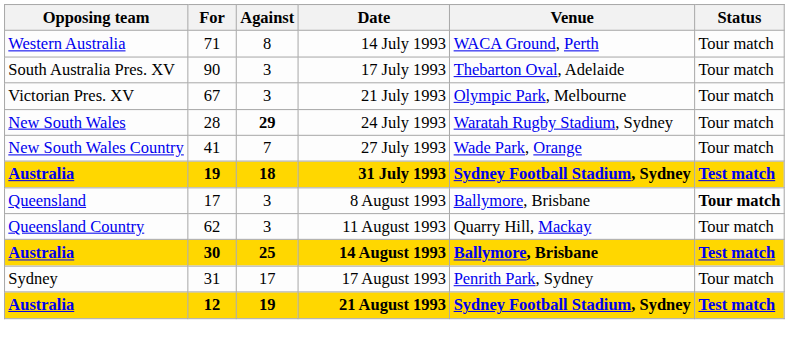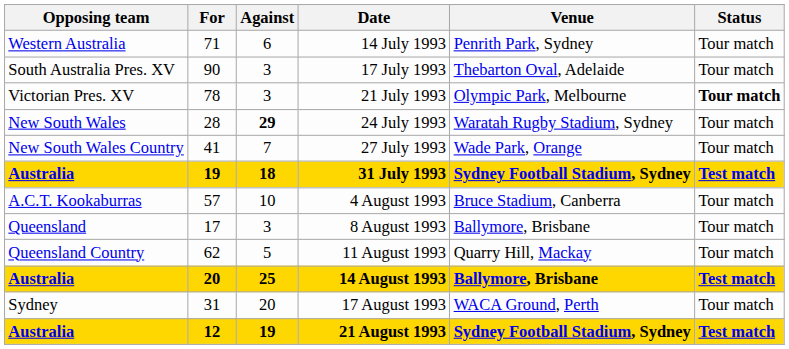(267, 43) 8 -> (267, 43) 6
(526, 43) WACA Ground, Perth -> (523, 43) Penrith Park, Sydney
(212, 95) 67 -> (212, 95) 78
(736, 95) normal -> (739, 95) bold
+ row: (398, 200)
(739, 200) bold -> (736, 226) normal
(267, 226) 3 -> (267, 252) 5
(212, 252) 30 -> (212, 278) 20
(267, 278) 17 -> (267, 305) 20
(523, 278) Penrith Park, Sydney -> (526, 305) WACA Ground, Perth
